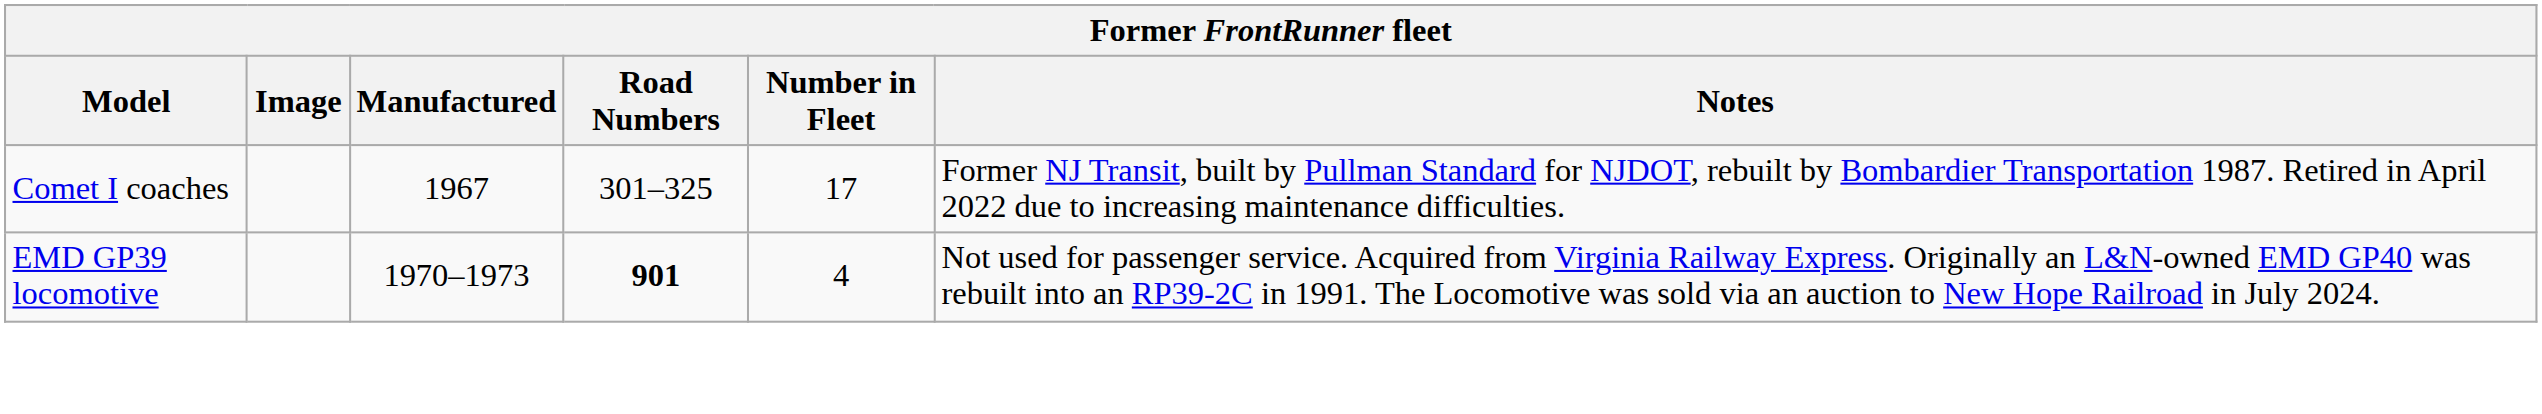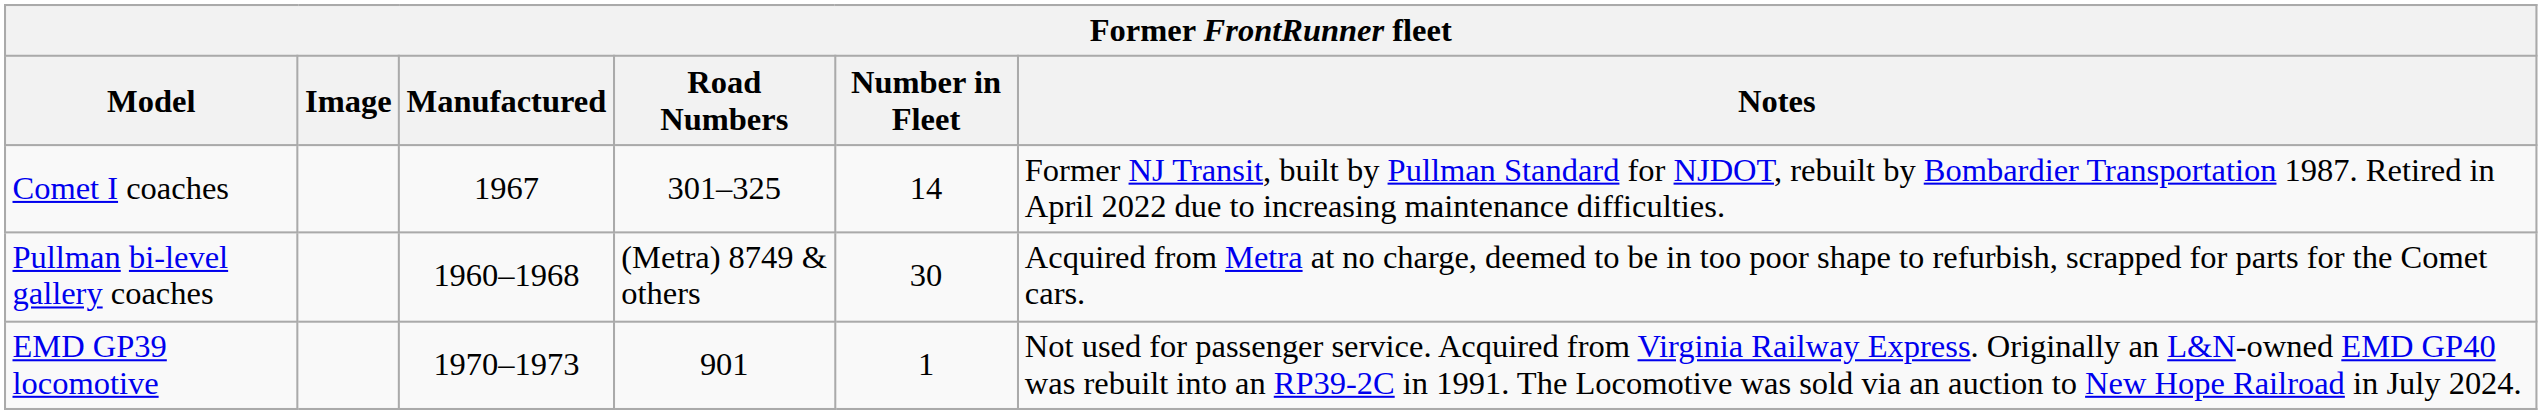(841, 188) 17 -> (926, 188) 14
+ row: (120, 276)
(656, 276) bold -> (724, 364) normal
(841, 276) 4 -> (926, 364) 1
